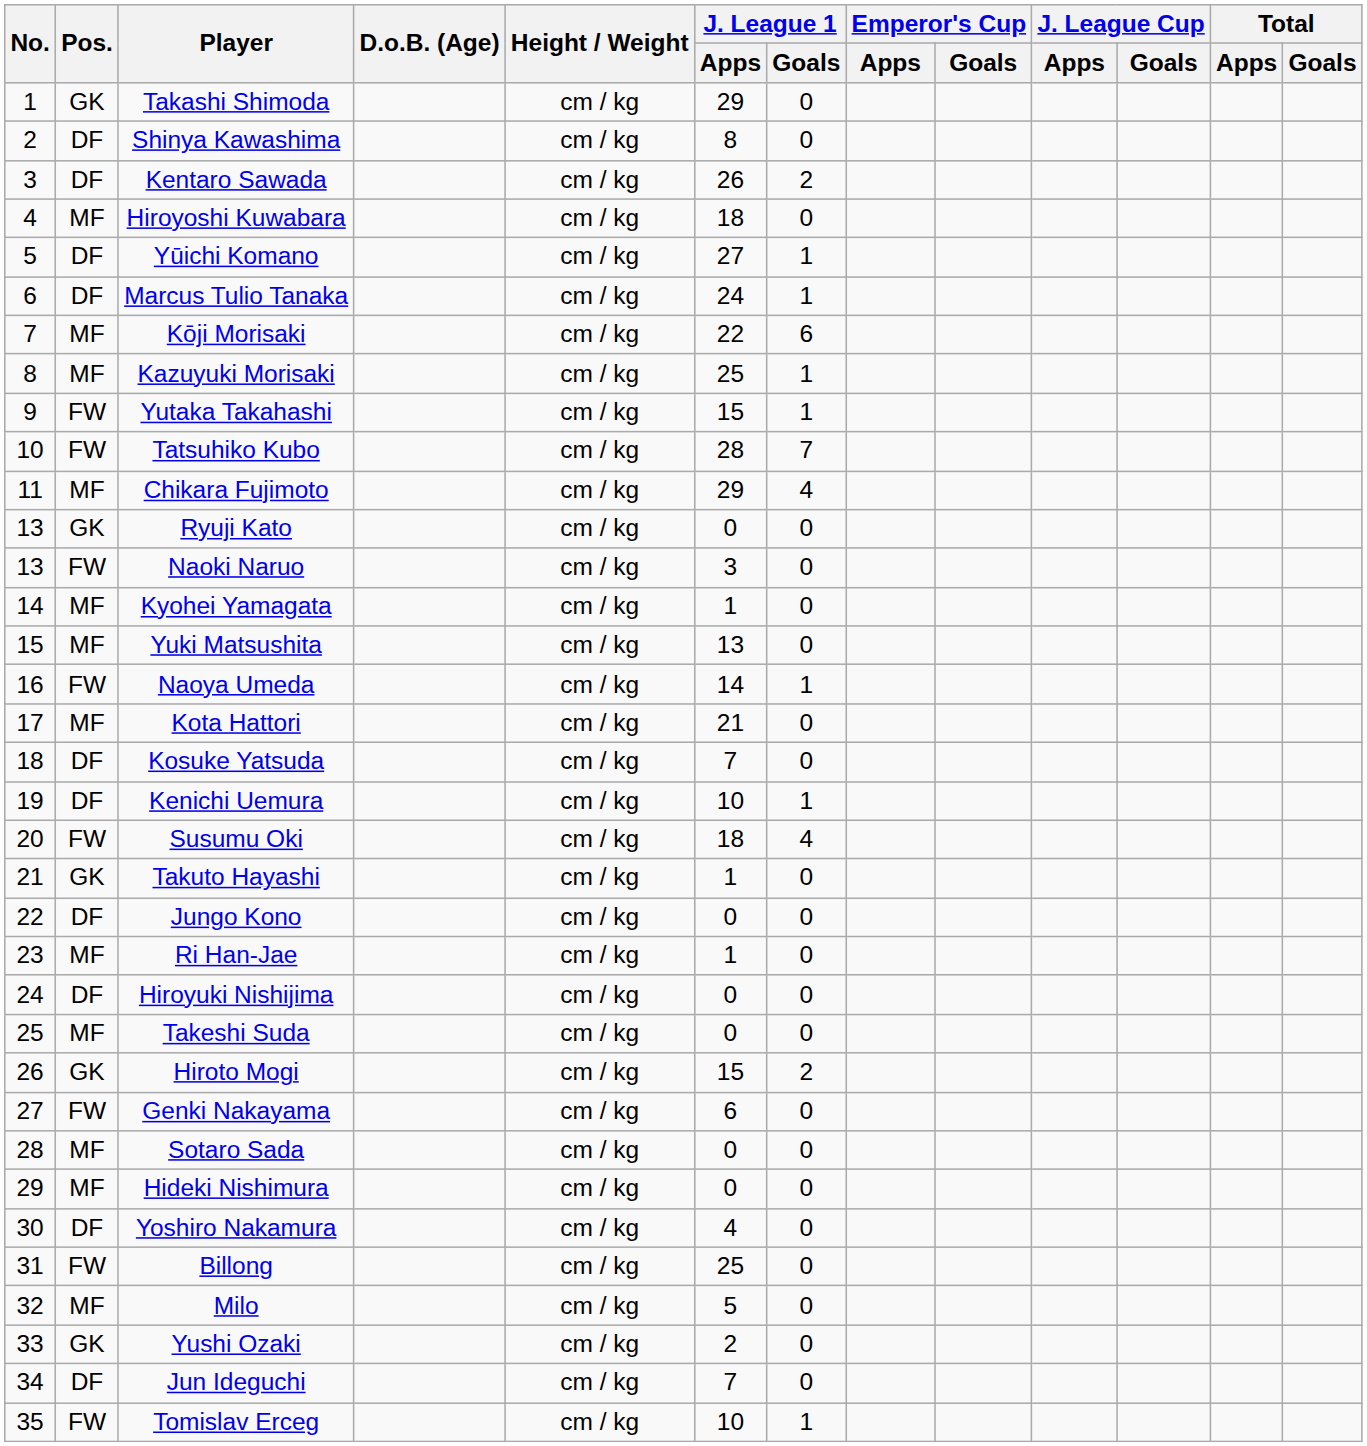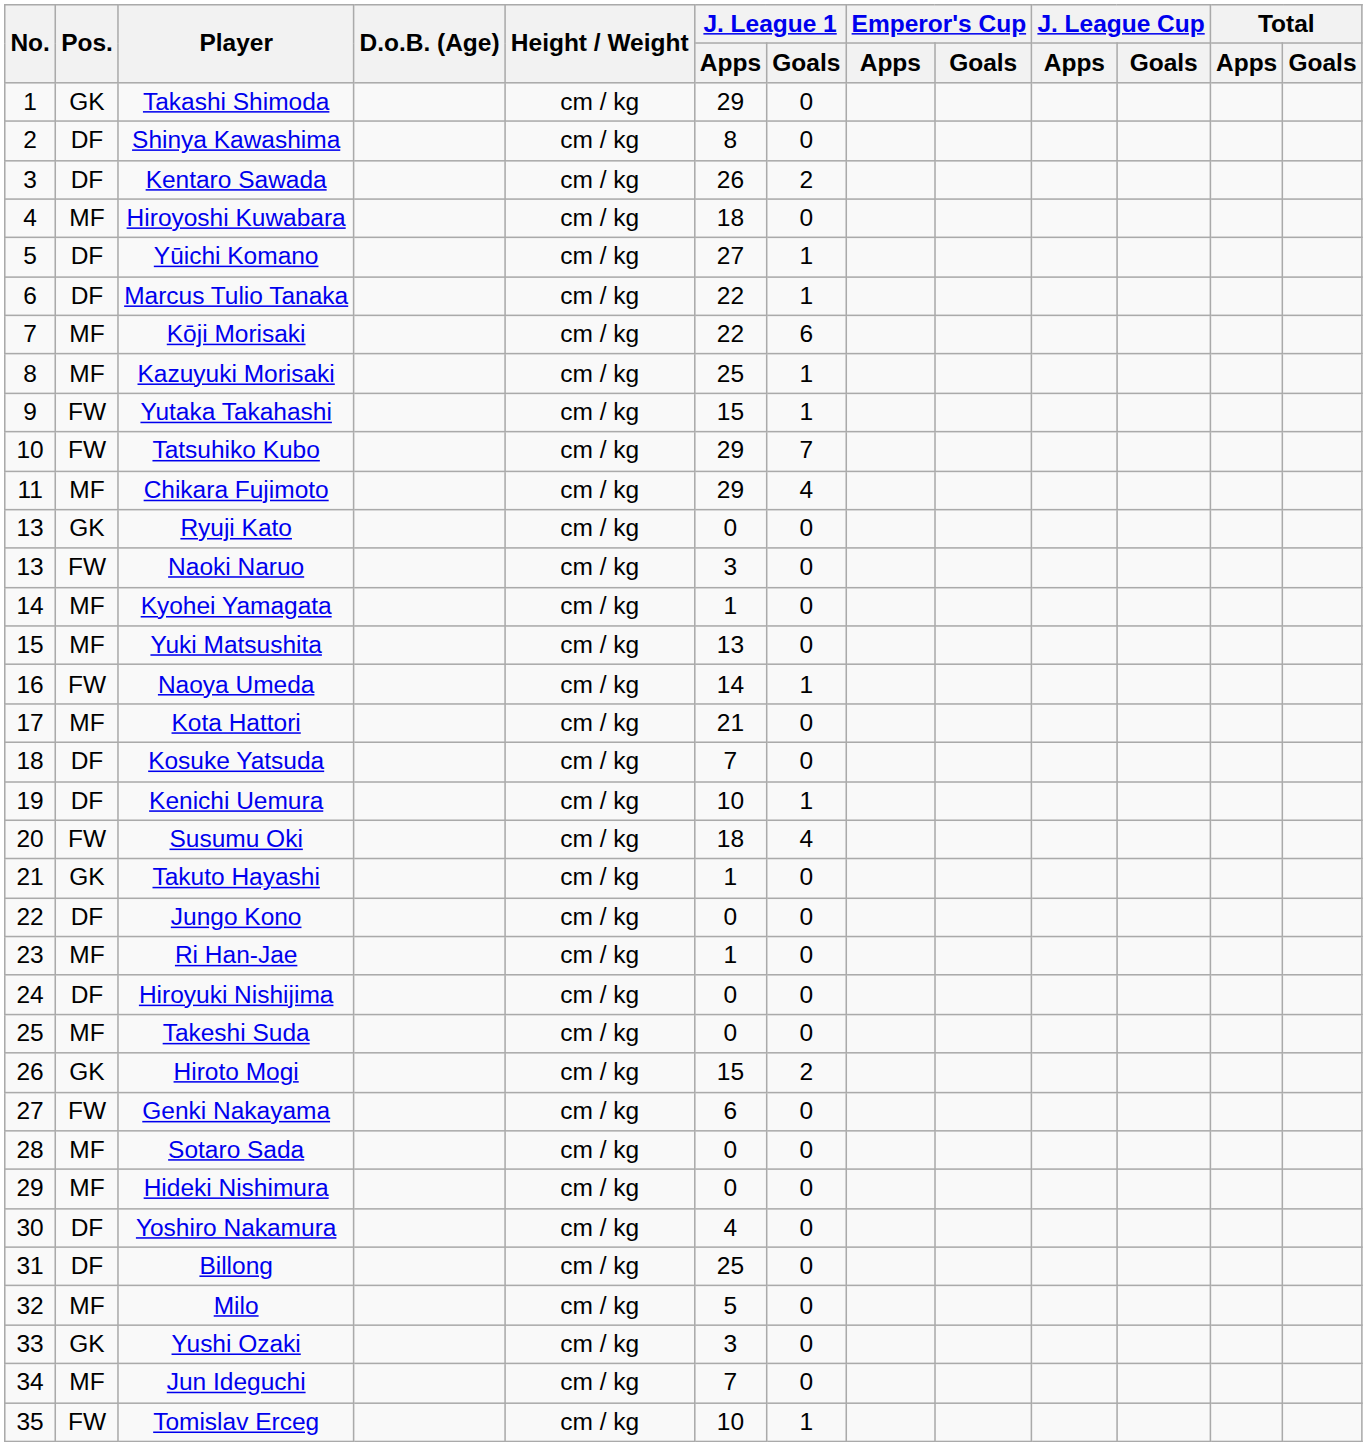(730, 295) 24 -> (730, 295) 22
(730, 450) 28 -> (730, 450) 29
(87, 1266) FW -> (87, 1266) DF
(730, 1343) 2 -> (730, 1343) 3
(87, 1382) DF -> (87, 1382) MF
